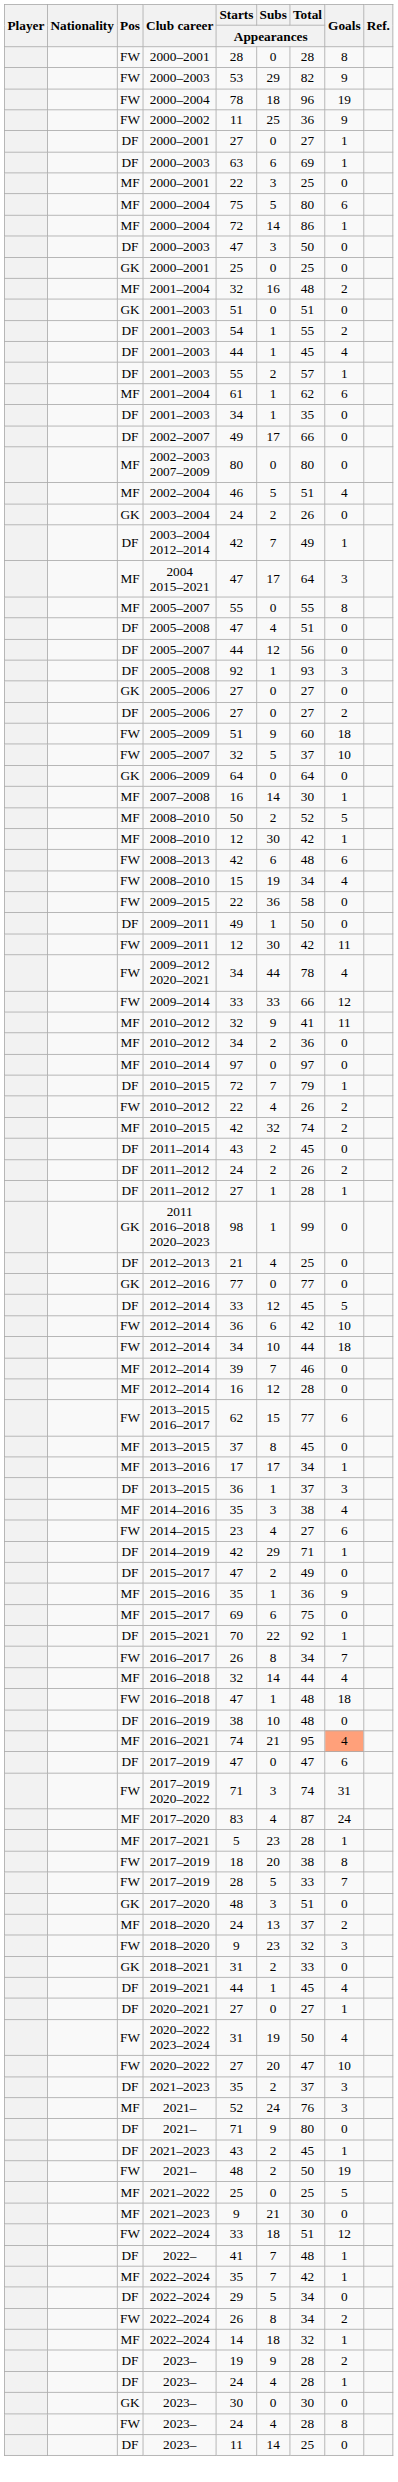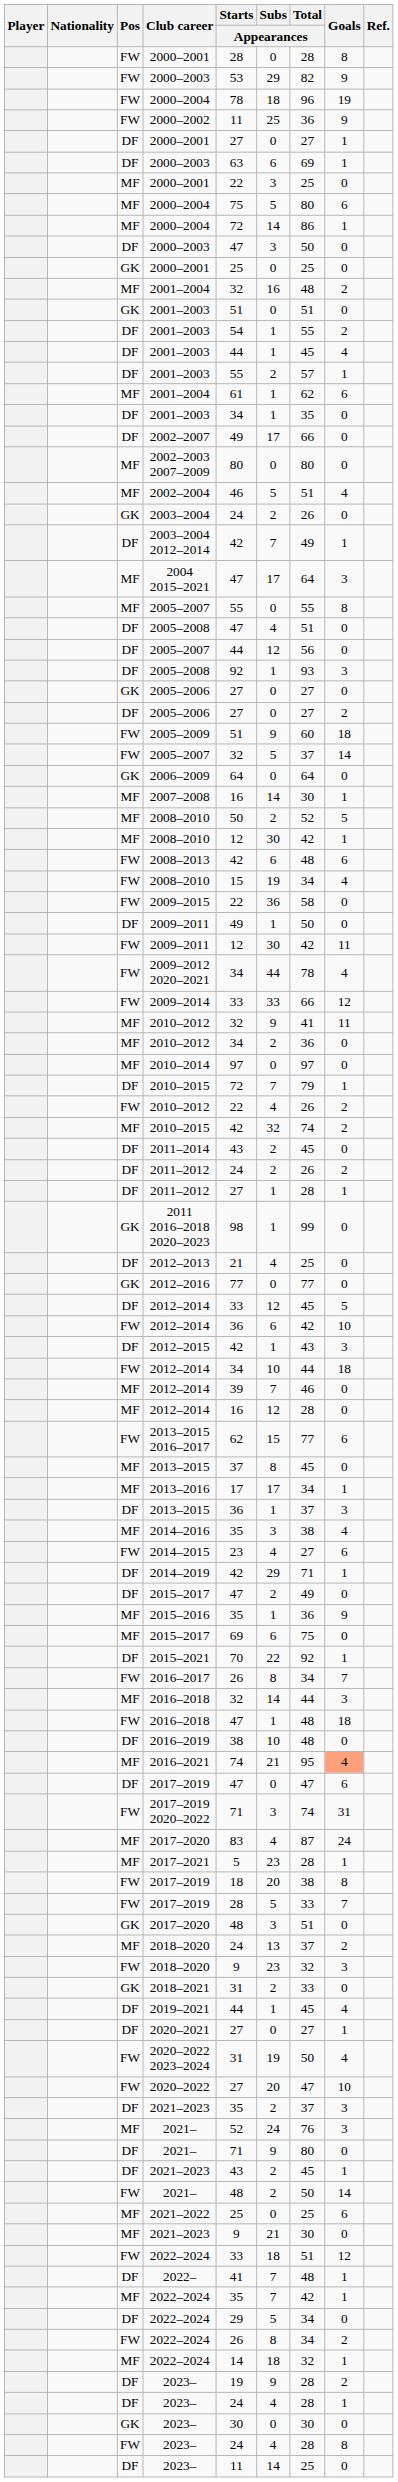(344, 754) 10 -> (344, 754) 14
+ row: (130, 1347)
(344, 1678) 4 -> (344, 1699) 3
(344, 2171) 19 -> (344, 2192) 14
(344, 2192) 5 -> (344, 2213) 6
